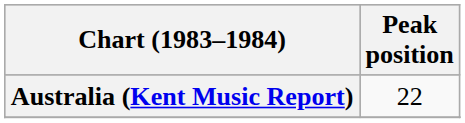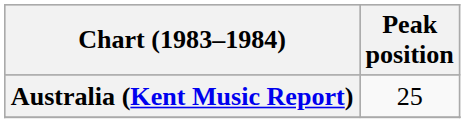(410, 95) 22 -> (410, 95) 25
